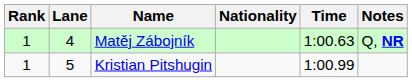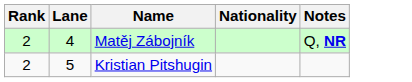- column: (329, 16)
(27, 40) 1 -> (27, 40) 2
(27, 64) 1 -> (27, 64) 2
